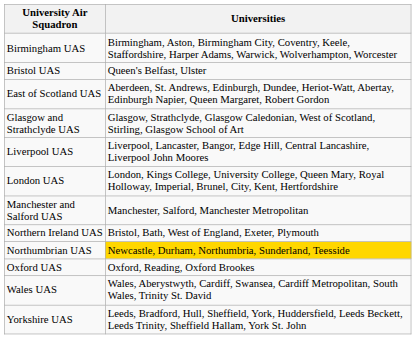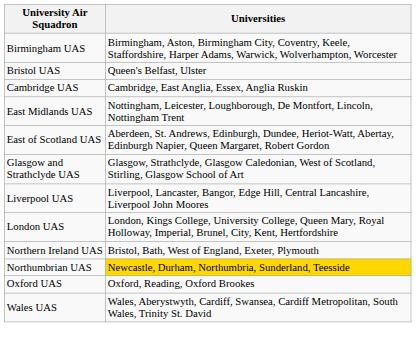+ row: (43, 88)
+ row: (50, 111)
- row: (41, 210)
- row: (40, 319)
